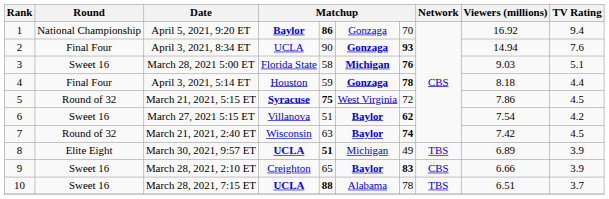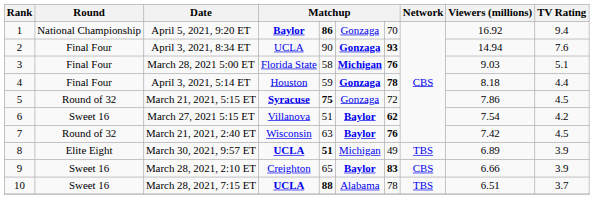(89, 64) Sweet 16 -> (89, 64) Final Four
(367, 99) West Virginia -> (360, 99) Gonzaga
(408, 133) 74 -> (392, 133) 76
